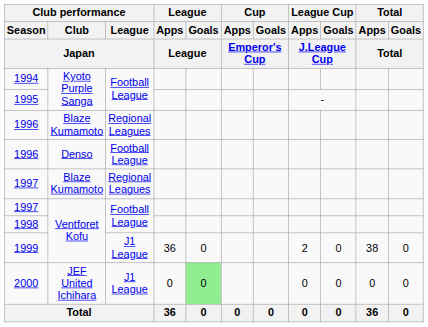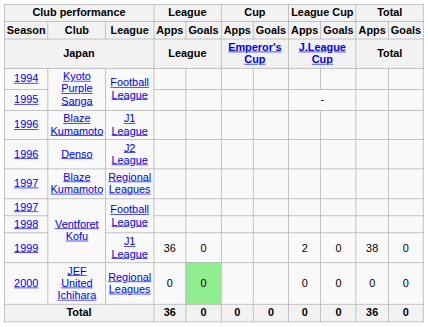(130, 124) Regional Leagues -> (130, 124) J1 League
(130, 154) Football League -> (130, 154) J2 League
(130, 283) J1 League -> (130, 283) Regional Leagues
